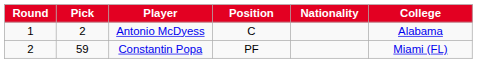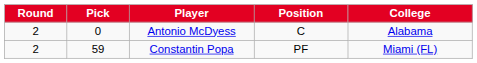- column: (329, 13)
(30, 31) 1 -> (36, 31) 2
(82, 31) 2 -> (98, 31) 0
